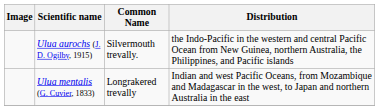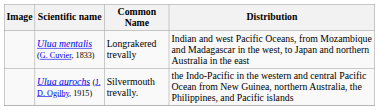rows swapped: (69, 49) <-> (66, 87)
